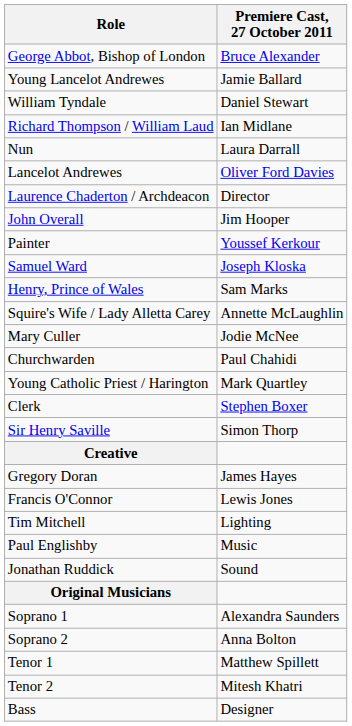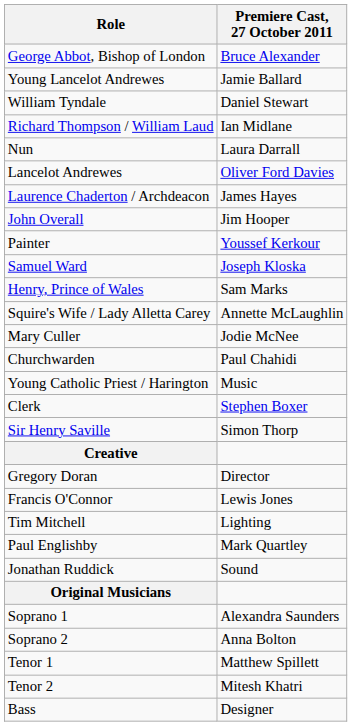(245, 196) Director -> (259, 196) James Hayes
(264, 382) Mark Quartley -> (239, 382) Music
(259, 476) James Hayes -> (245, 476) Director
(239, 546) Music -> (264, 546) Mark Quartley
